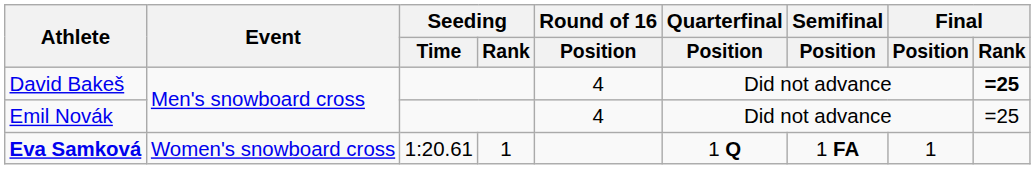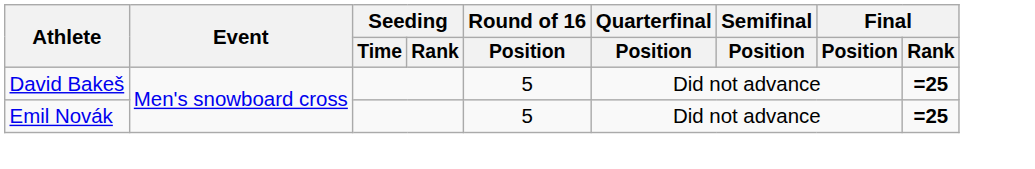(598, 84) 4 -> (527, 84) 5
(598, 116) 4 -> (527, 116) 5
(1002, 116) normal -> (931, 116) bold
- row: (75, 149)
